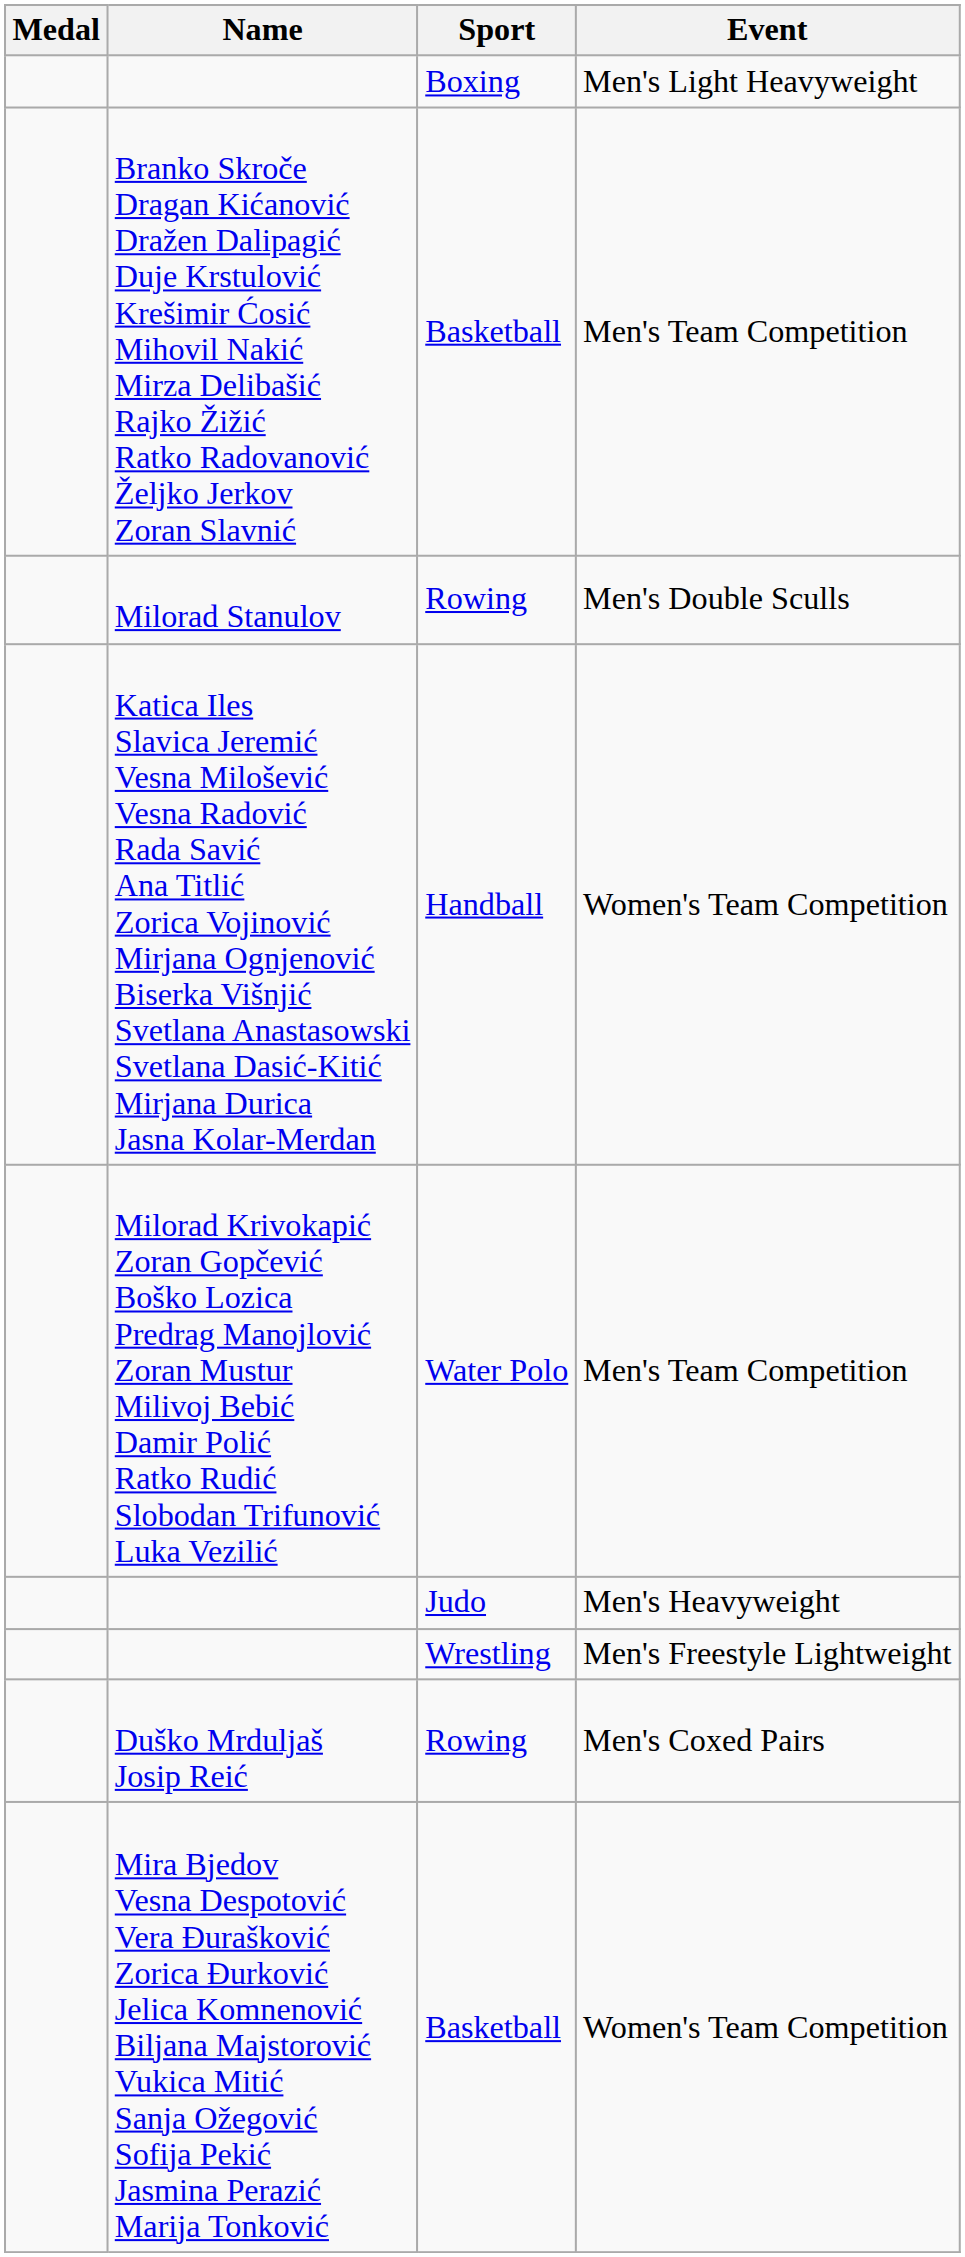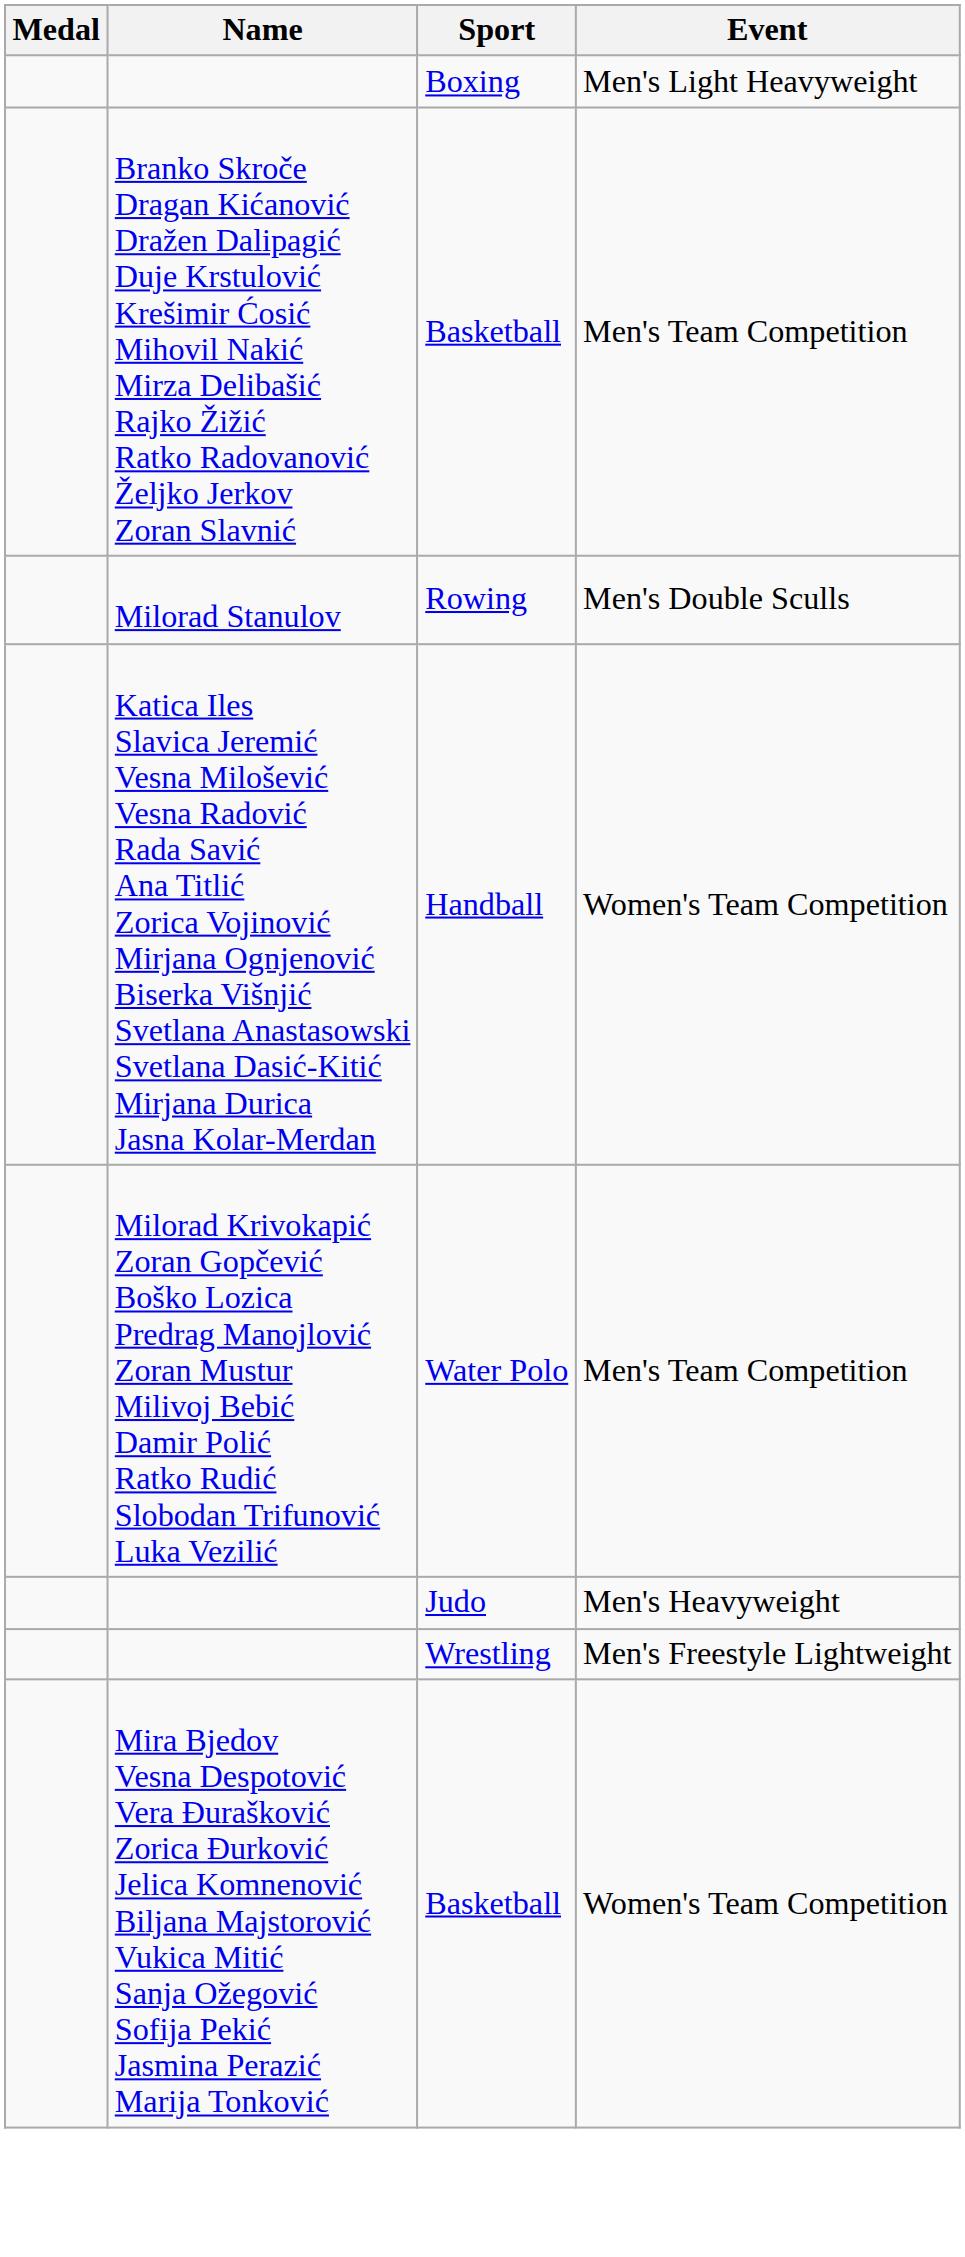- row: (219, 1758)
